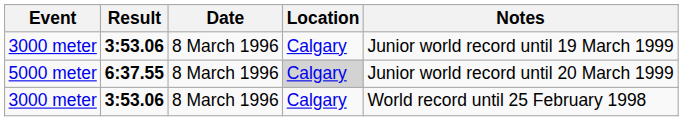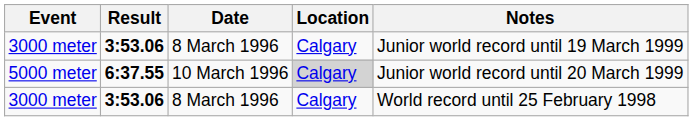(225, 73) 8 March 1996 -> (230, 73) 10 March 1996
